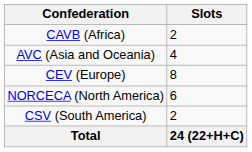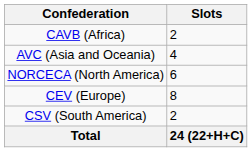rows swapped: (86, 75) <-> (86, 95)
